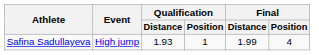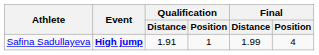(117, 43) normal -> (119, 43) bold
(163, 43) 1.93 -> (167, 43) 1.91
